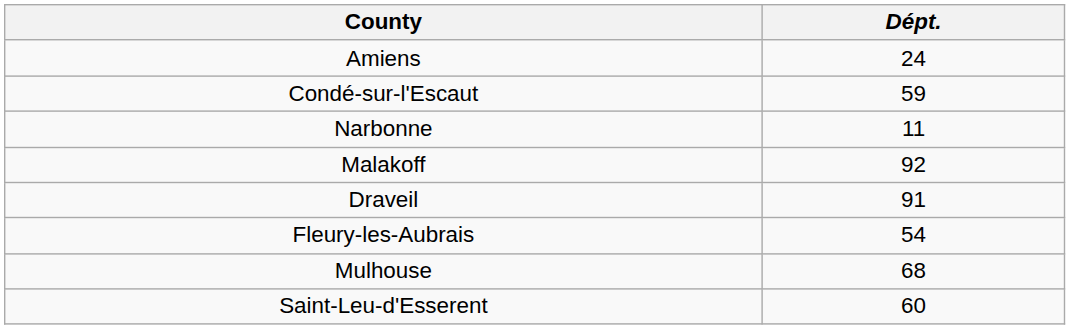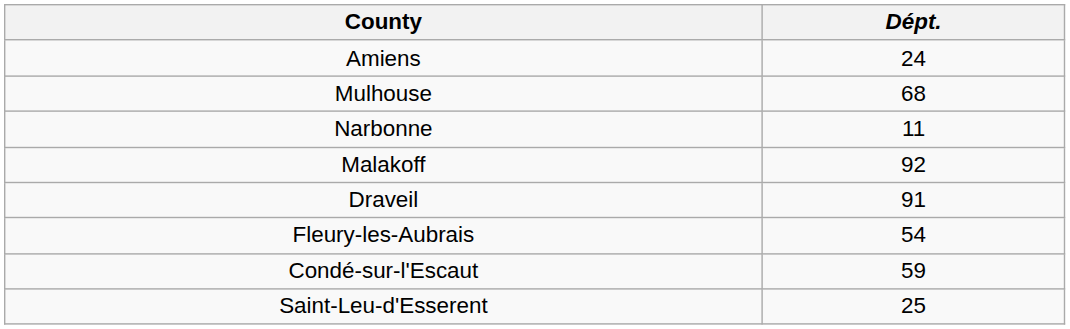rows swapped: (383, 270) <-> (383, 93)
(914, 306) 60 -> (914, 306) 25
